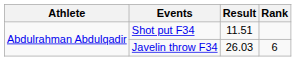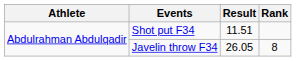(239, 48) 26.03 -> (239, 48) 26.05
(275, 48) 6 -> (275, 48) 8
